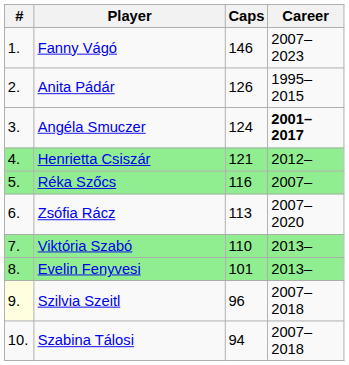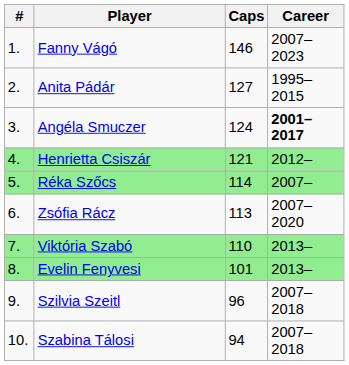(241, 87) 126 -> (241, 87) 127
(240, 182) 116 -> (240, 182) 114
(14, 300) lightyellow background -> (14, 300) no background
